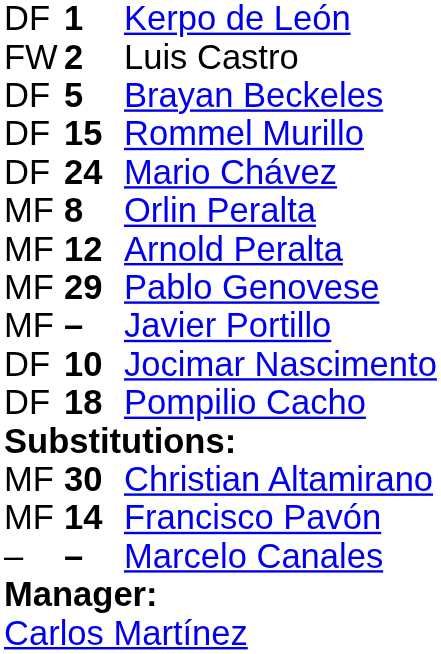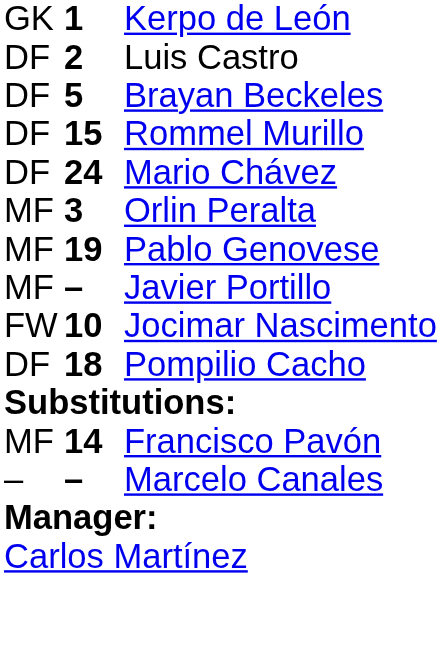(27, 18) DF -> (29, 18) GK
(31, 57) FW -> (27, 57) DF
(74, 210) 8 -> (74, 210) 3
- row: (233, 249)
(83, 287) 29 -> (83, 249) 19
(27, 364) DF -> (31, 325) FW
- row: (279, 479)
